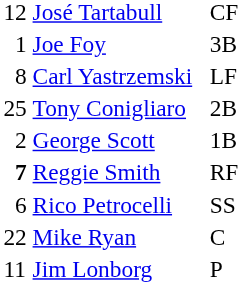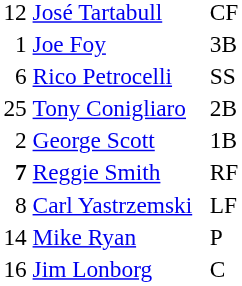rows swapped: (118, 76) <-> (102, 205)
(15, 237) 22 -> (15, 237) 14
(218, 237) C -> (216, 237) P
(15, 269) 11 -> (15, 269) 16
(216, 269) P -> (218, 269) C
